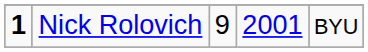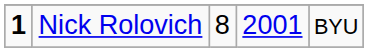(222, 25) 9 -> (222, 25) 8
